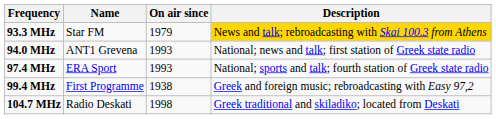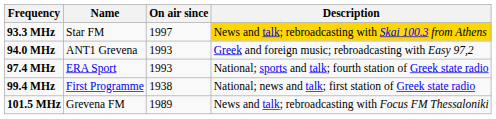(161, 31) 1979 -> (161, 31) 1997
(344, 50) National; news and talk; first station of Greek state radio -> (344, 50) Greek and foreign music; rebroadcasting with Easy 97,2
(344, 86) Greek and foreign music; rebroadcasting with Easy 97,2 -> (344, 86) National; news and talk; first station of Greek state radio
+ row: (34, 104)
- row: (34, 104)
